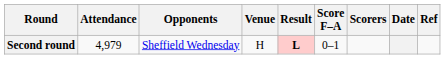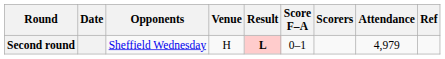columns swapped: (403, 20) <-> (108, 20)
